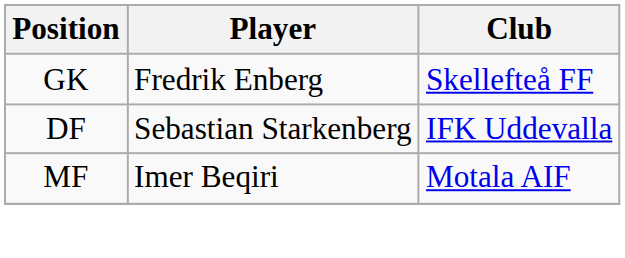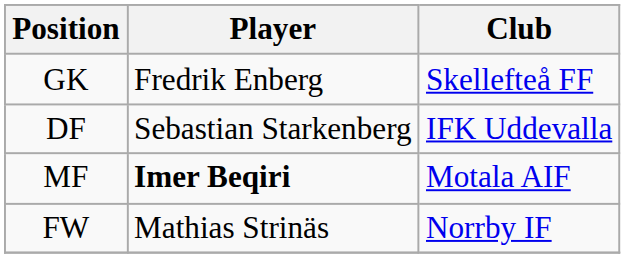(206, 177) normal -> (212, 177) bold
+ row: (66, 227)
